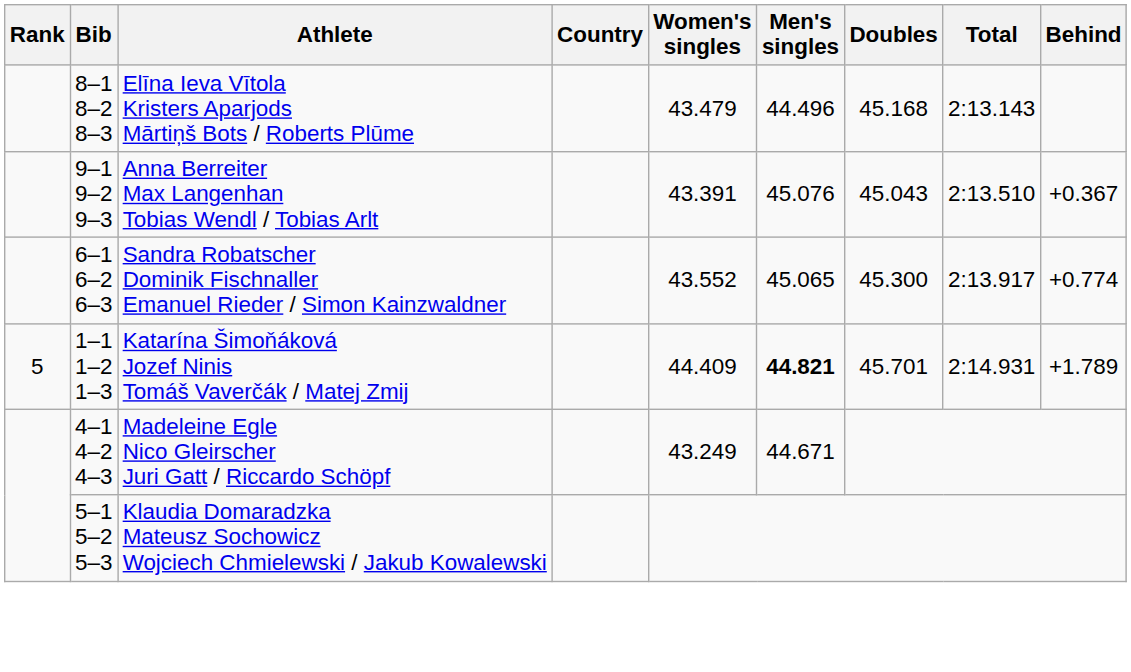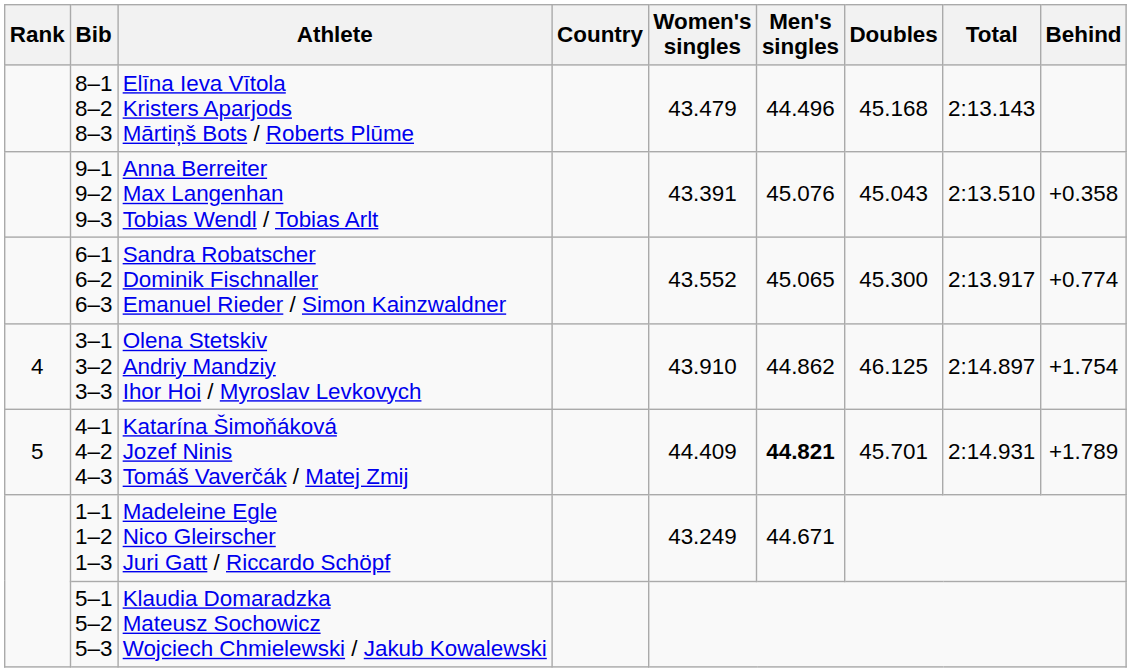(1084, 194) +0.367 -> (1084, 194) +0.358
+ row: (272, 365)
(94, 365) 1–1 1–2 1–3 -> (94, 451) 4–1 4–2 4–3
(94, 451) 4–1 4–2 4–3 -> (94, 537) 1–1 1–2 1–3
